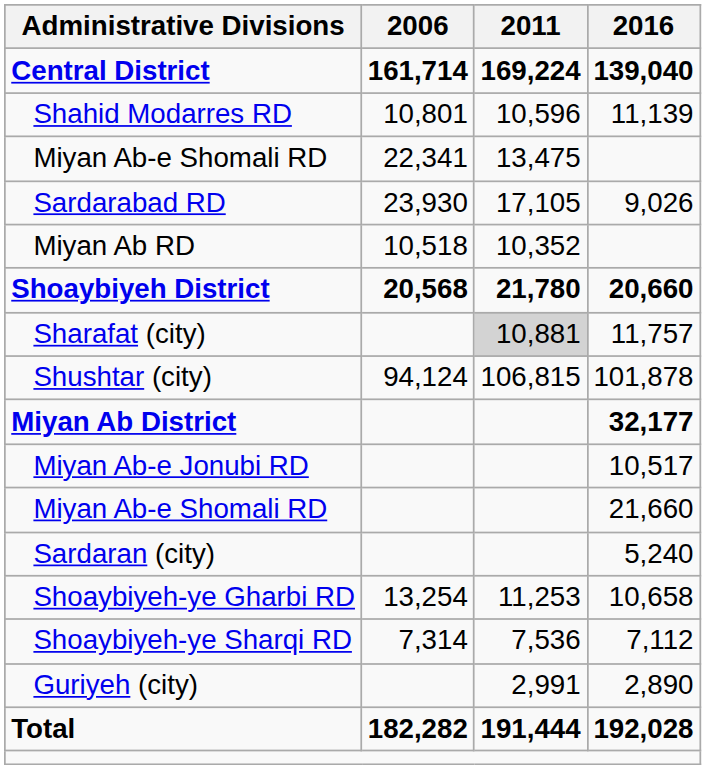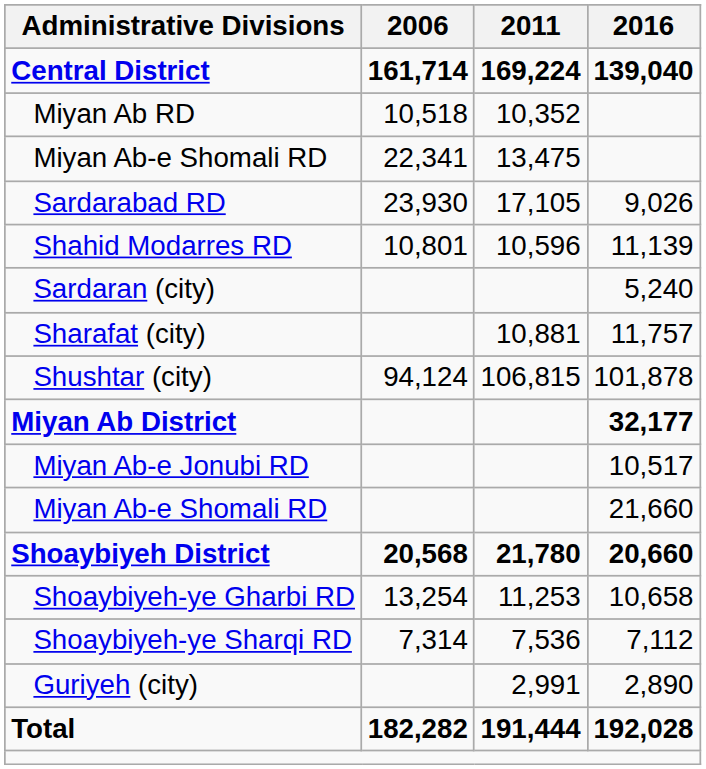rows swapped: (114, 245) <-> (163, 114)
rows swapped: (124, 553) <-> (140, 289)
(538, 333) lightgrey background -> (538, 333) no background
